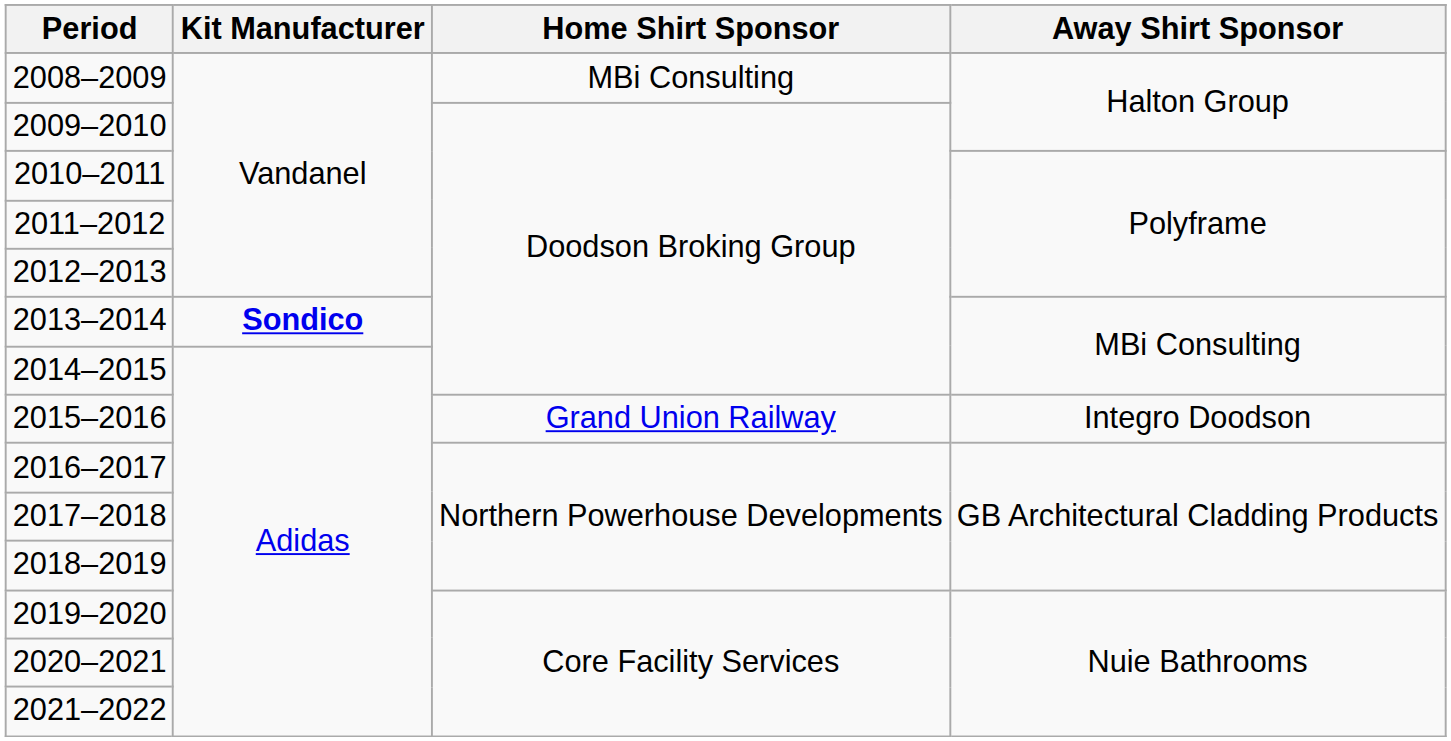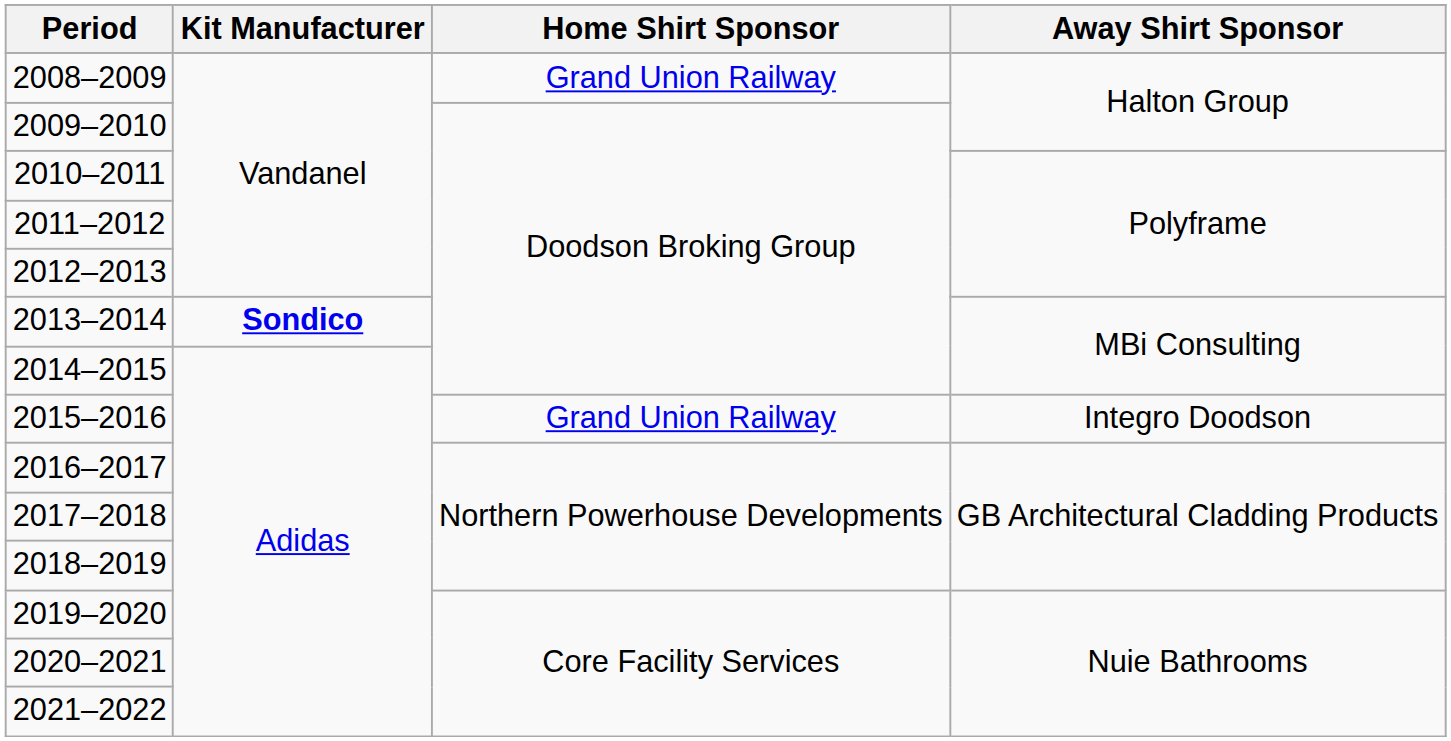(691, 77) MBi Consulting -> (691, 77) Grand Union Railway
